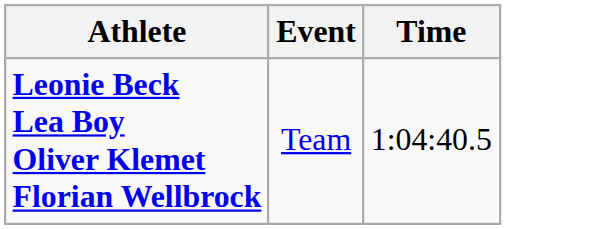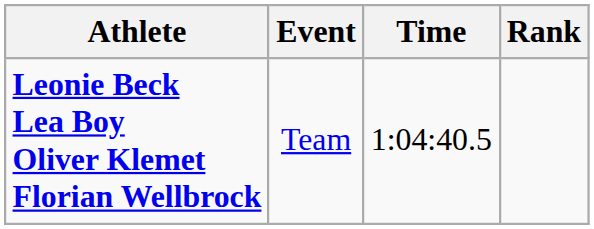+ column: (544, 31)
